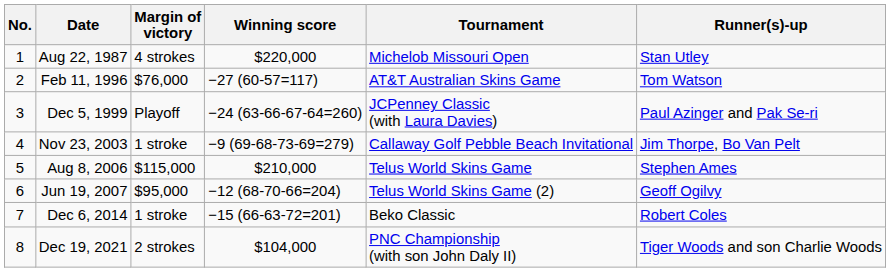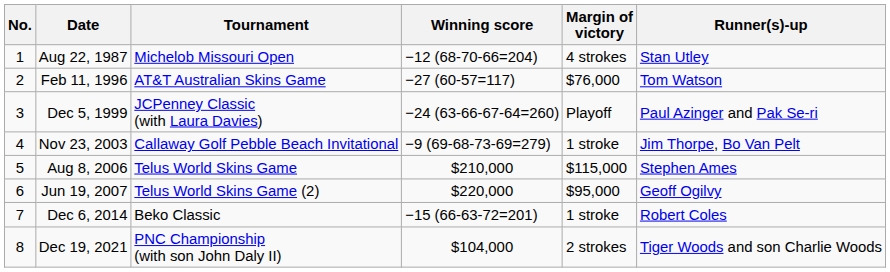columns swapped: (501, 25) <-> (168, 25)
(285, 57) $220,000 -> (471, 57) −12 (68-70-66=204)
(274, 191) −12 (68-70-66=204) -> (482, 191) $220,000
